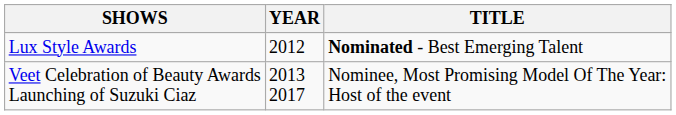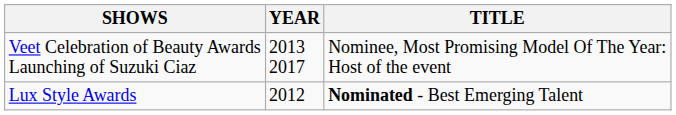rows swapped: (73, 47) <-> (135, 85)
